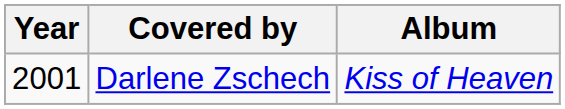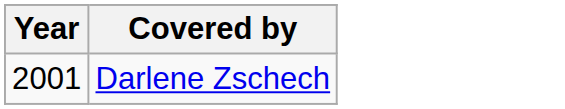- column: (449, 29)
